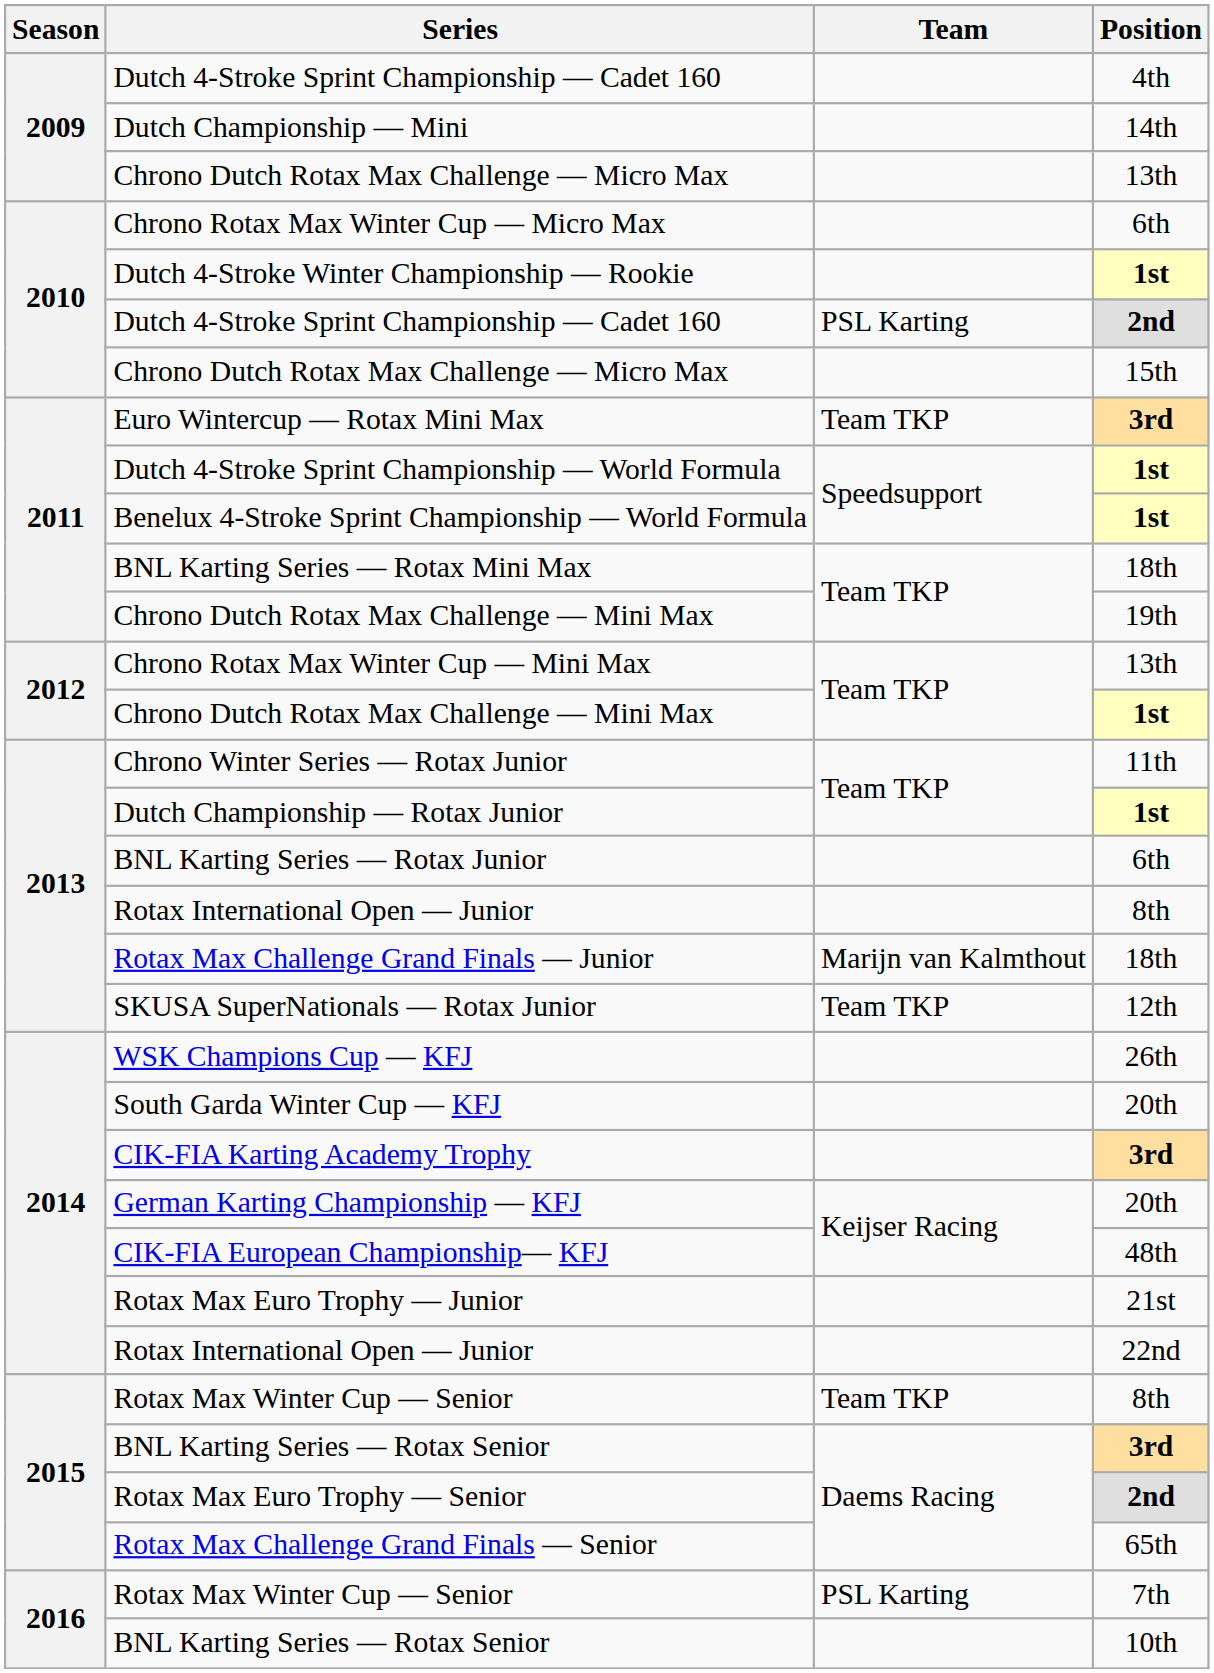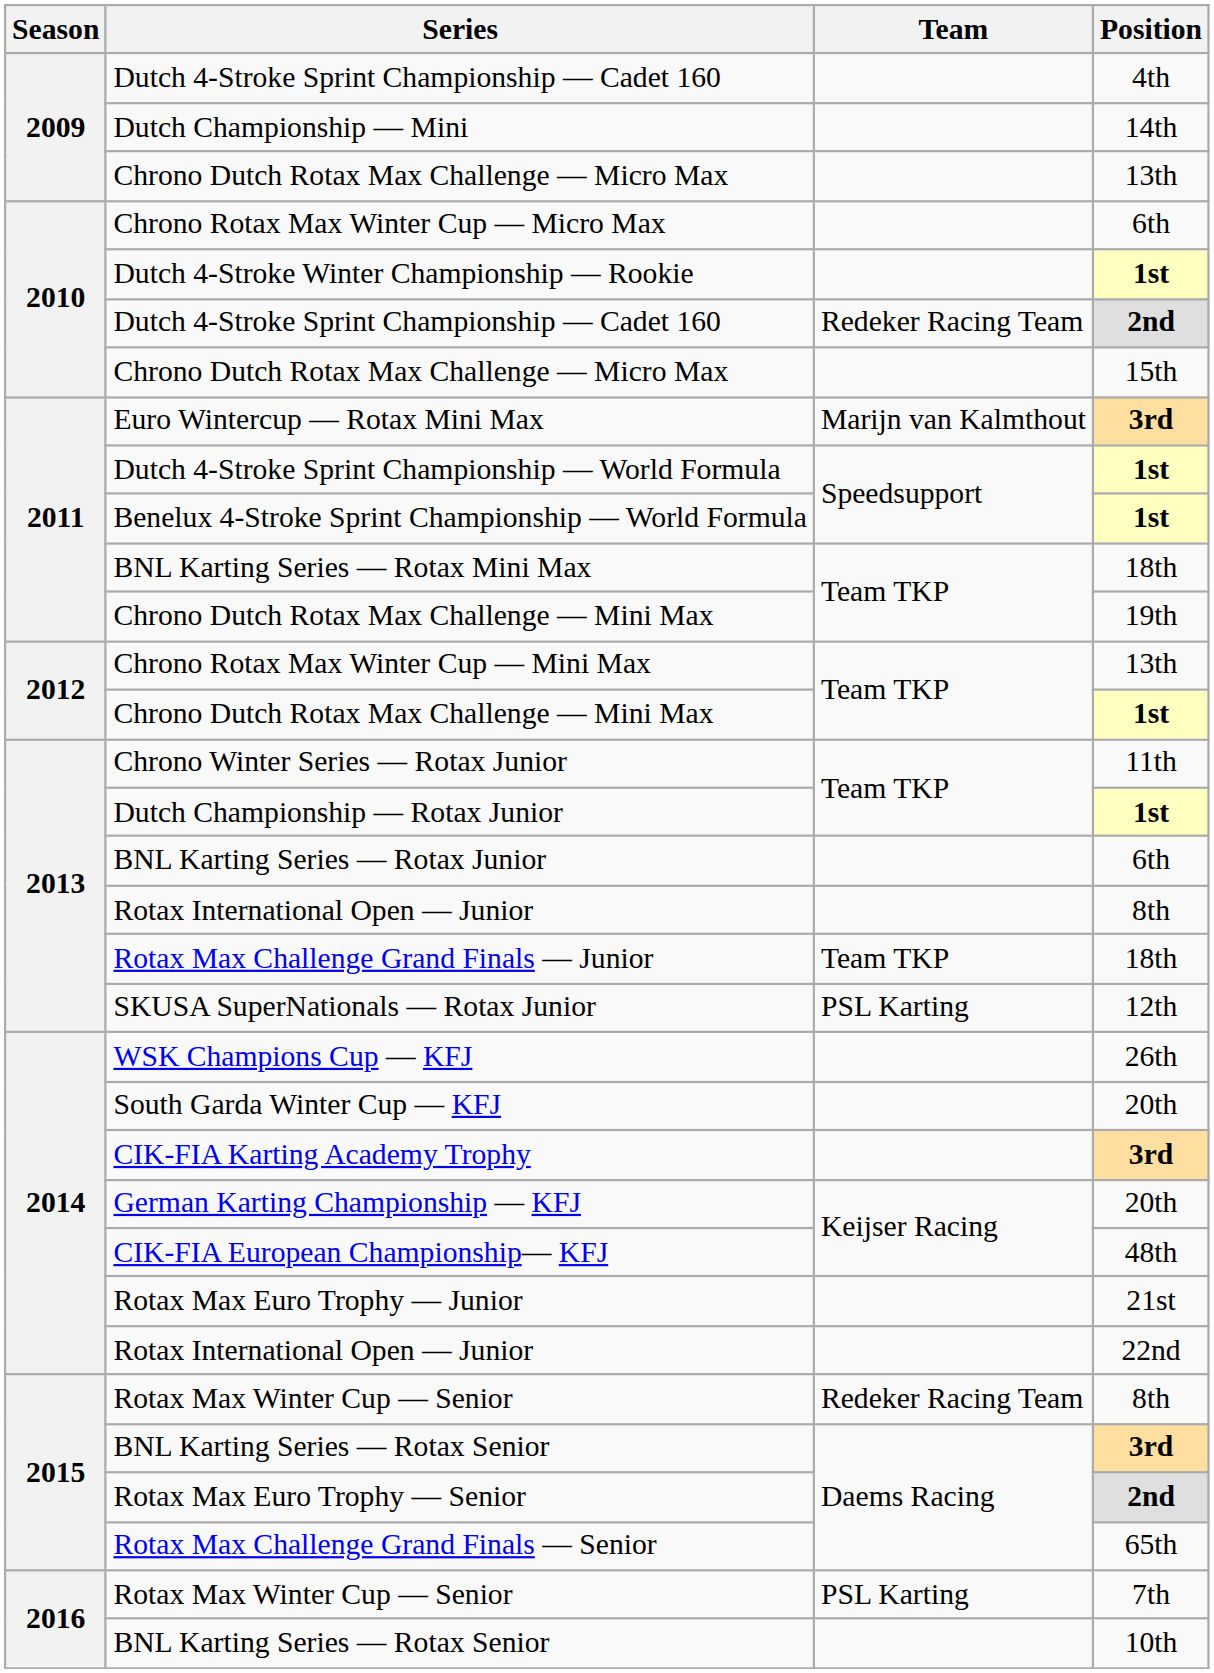(895, 322) PSL Karting -> (952, 322) Redeker Racing Team
(885, 419) Team TKP -> (953, 419) Marijn van Kalmthout
(953, 957) Marijn van Kalmthout -> (885, 957) Team TKP
(885, 1006) Team TKP -> (895, 1006) PSL Karting
(885, 1398) Team TKP -> (952, 1398) Redeker Racing Team
